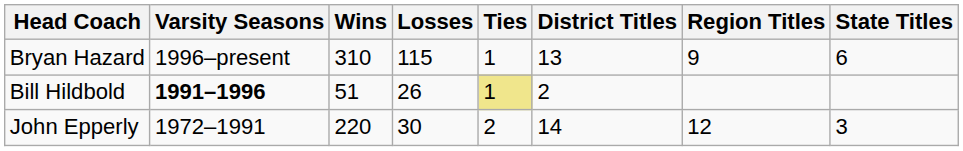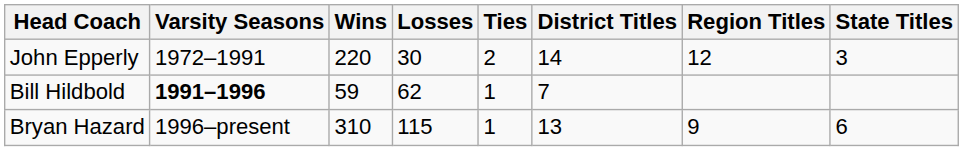rows swapped: (74, 127) <-> (77, 57)
(347, 92) 51 -> (347, 92) 59
(410, 92) 26 -> (410, 92) 62
(490, 92) khaki background -> (490, 92) no background
(544, 92) 2 -> (544, 92) 7
